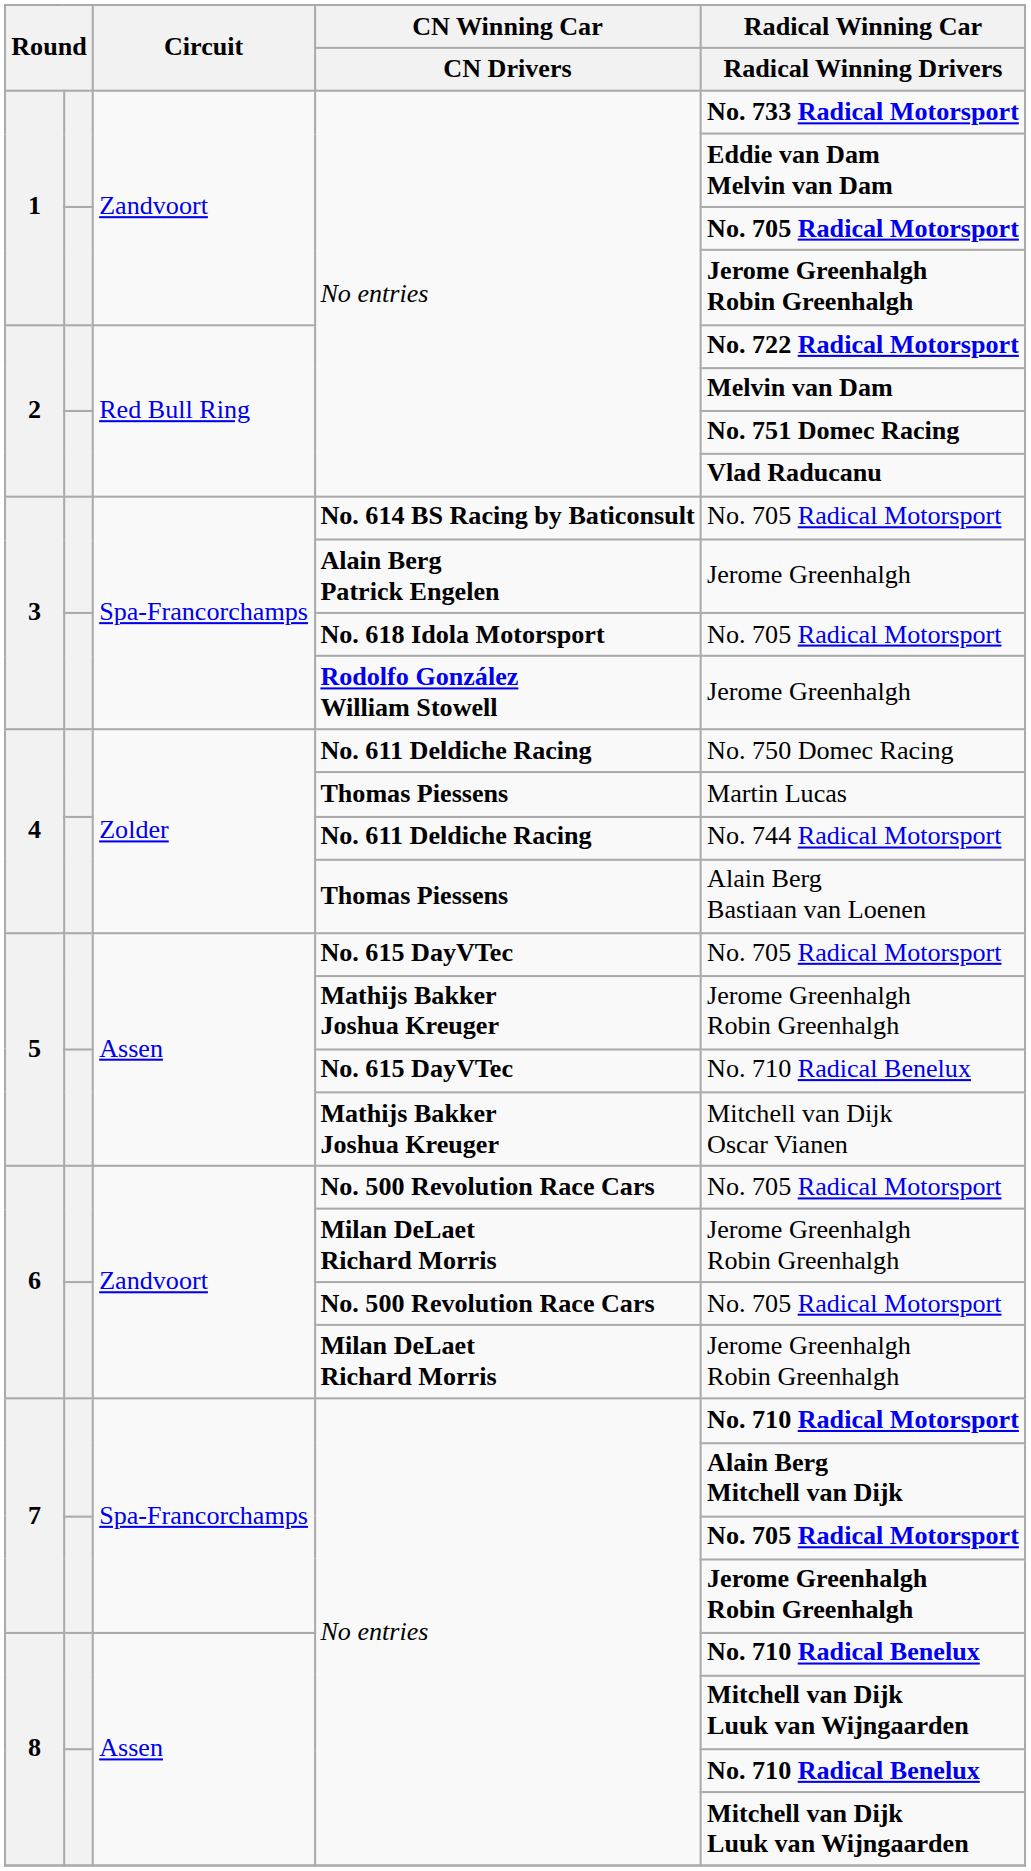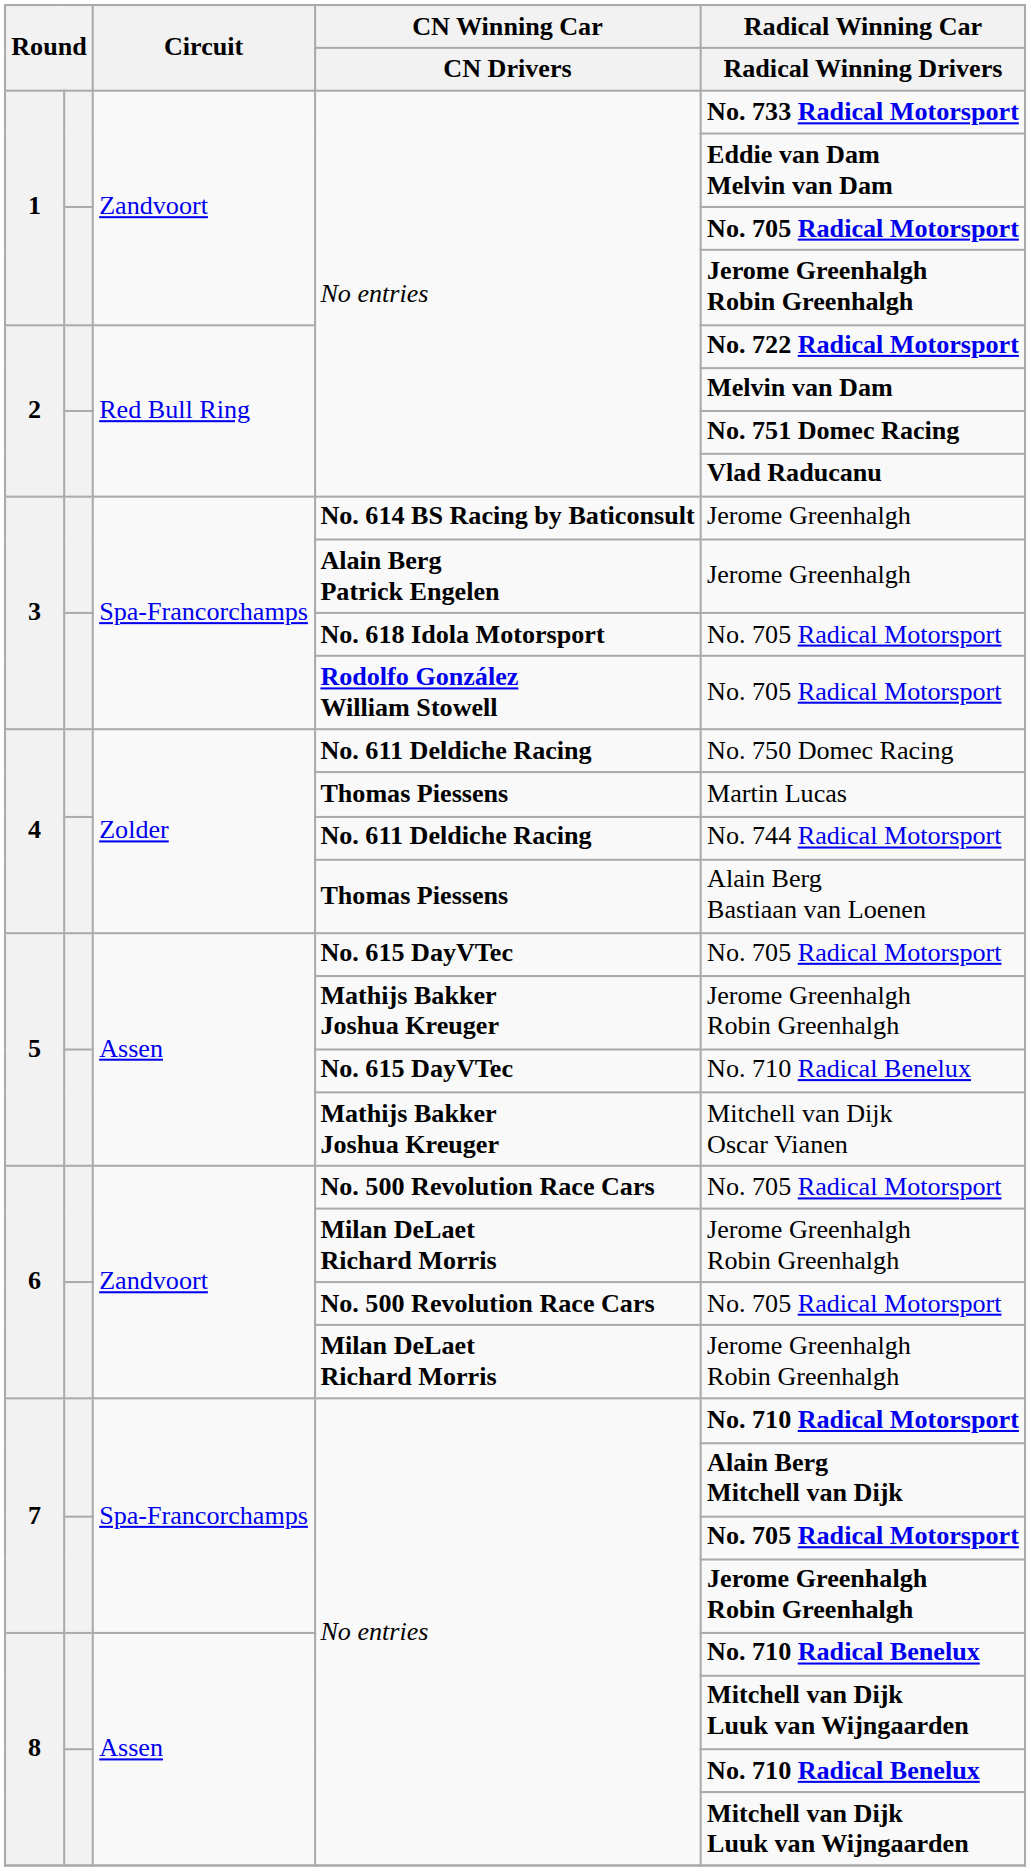(854, 517) No. 705 Radical Motorsport -> (809, 517) Jerome Greenhalgh
(809, 692) Jerome Greenhalgh -> (854, 692) No. 705 Radical Motorsport
